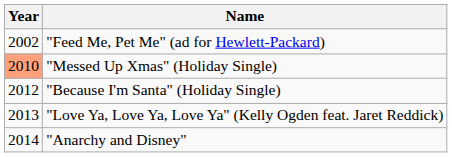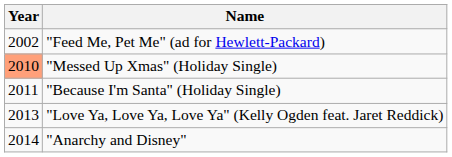(24, 90) 2012 -> (23, 90) 2011
